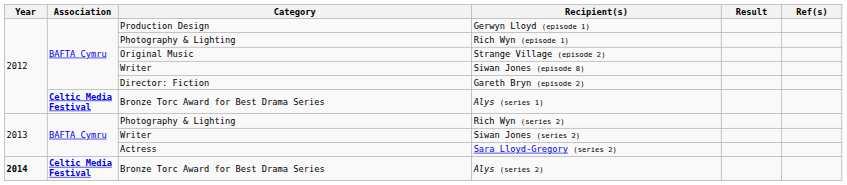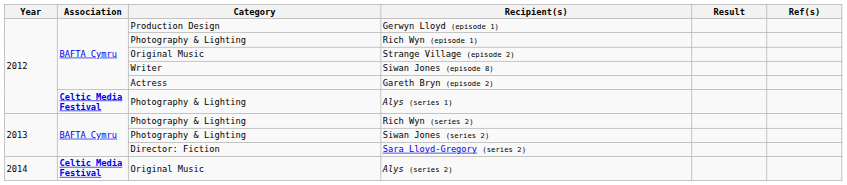(165, 82) Director: Fiction -> (149, 82) Actress
(222, 102) Bronze Torc Award for Best Drama Series -> (188, 102) Photography & Lighting
(136, 135) Writer -> (188, 135) Photography & Lighting
(138, 149) Actress -> (175, 149) Director: Fiction
(17, 168) bold -> (17, 168) normal
(222, 168) Bronze Torc Award for Best Drama Series -> (167, 168) Original Music
